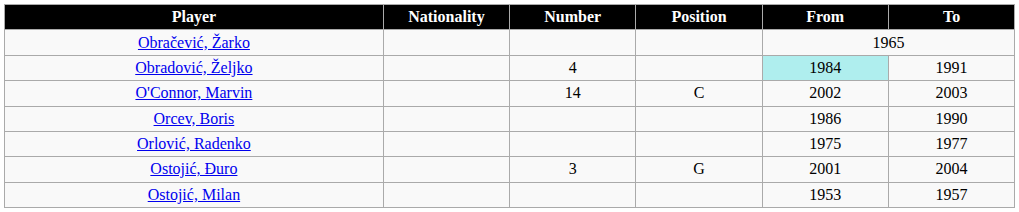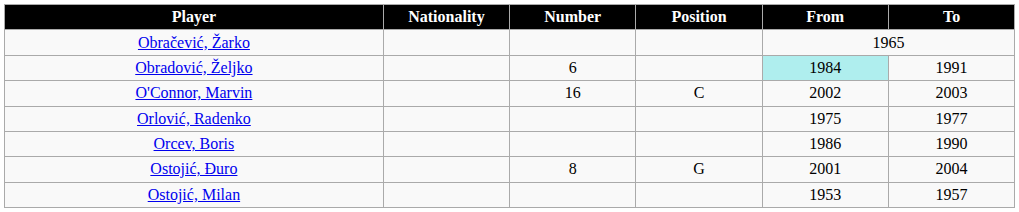(573, 67) 4 -> (573, 67) 6
(573, 93) 14 -> (573, 93) 16
rows swapped: (194, 118) <-> (194, 144)
(573, 169) 3 -> (573, 169) 8
